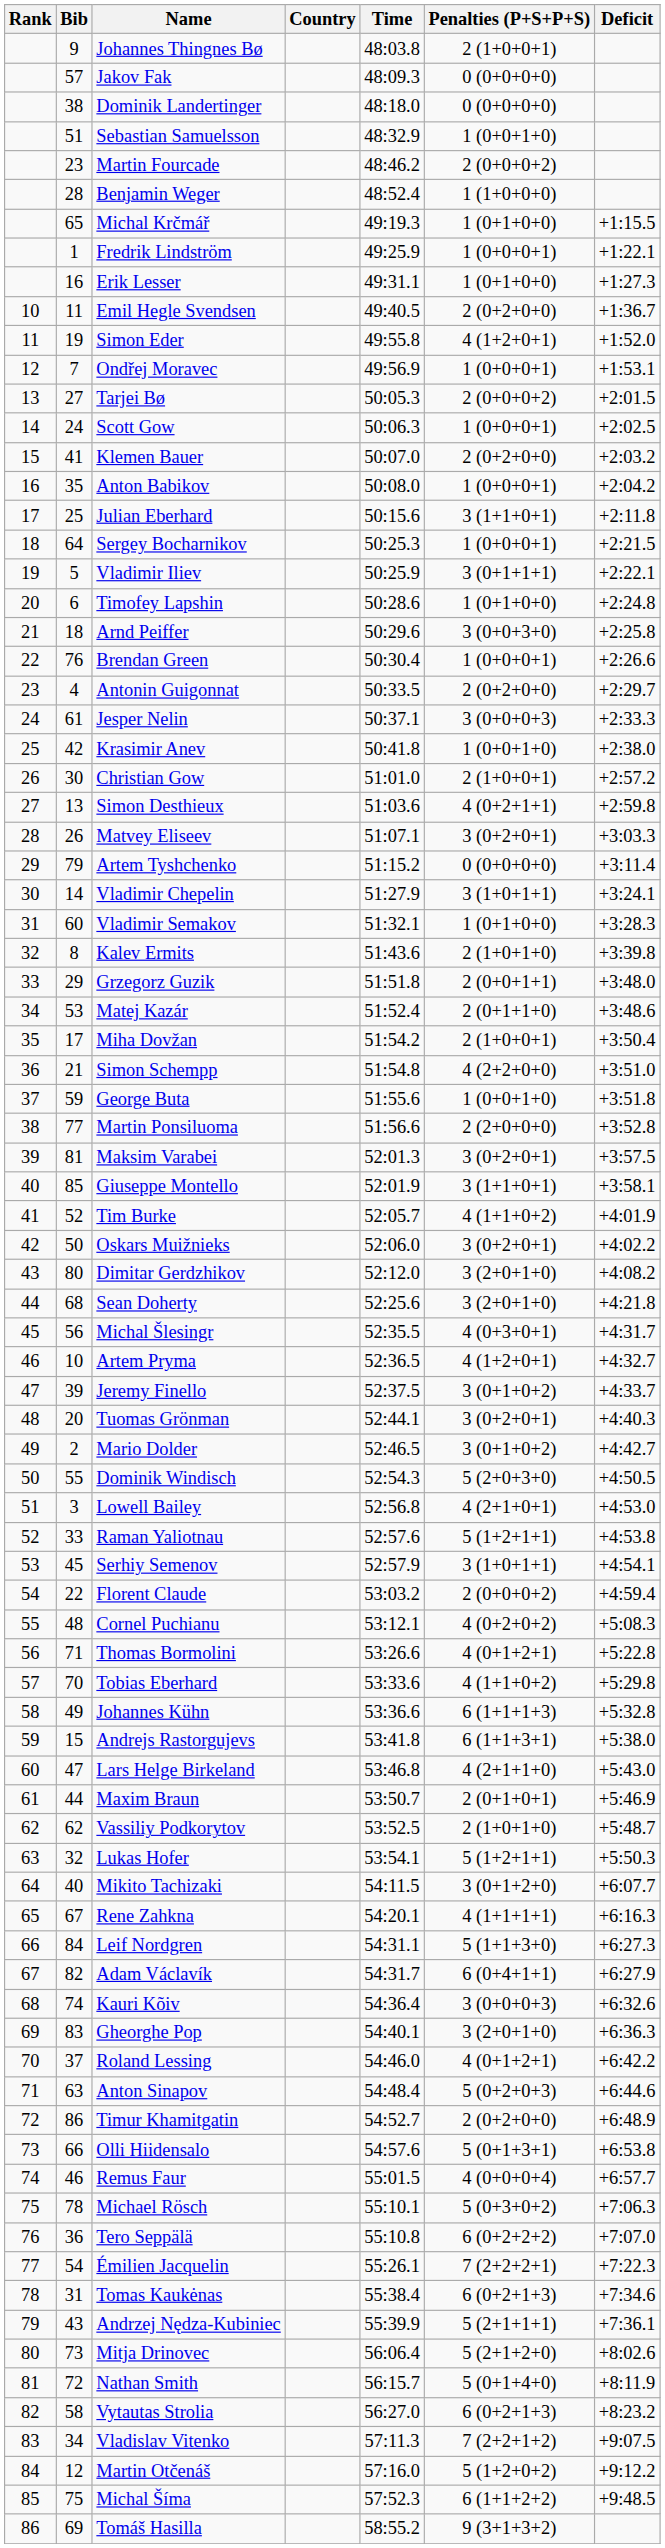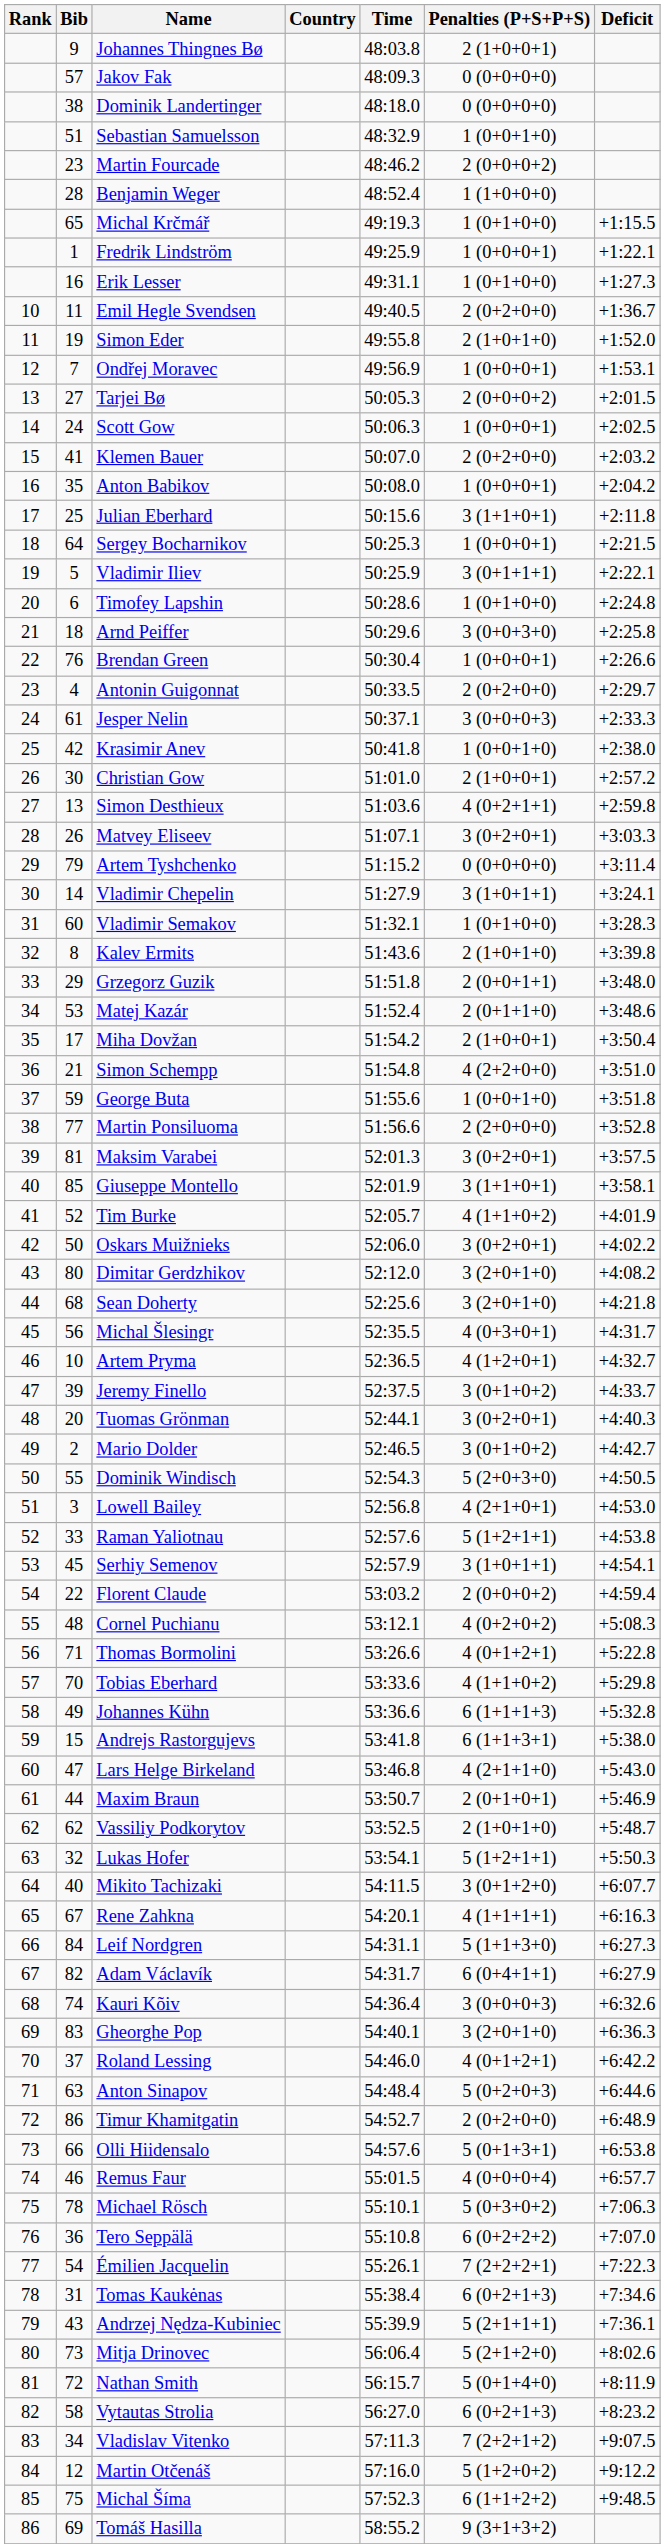(509, 340) 4 (1+2+0+1) -> (509, 340) 2 (1+0+1+0)
